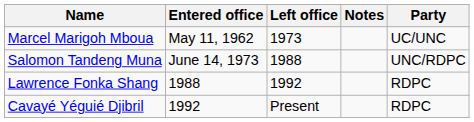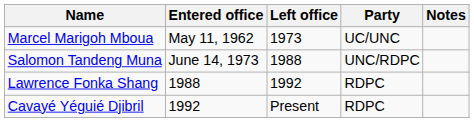columns swapped: (428, 15) <-> (364, 15)
